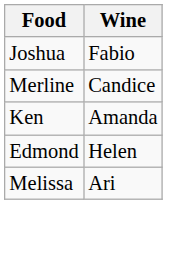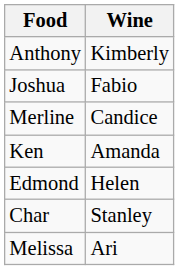+ row: (45, 53)
+ row: (29, 215)
